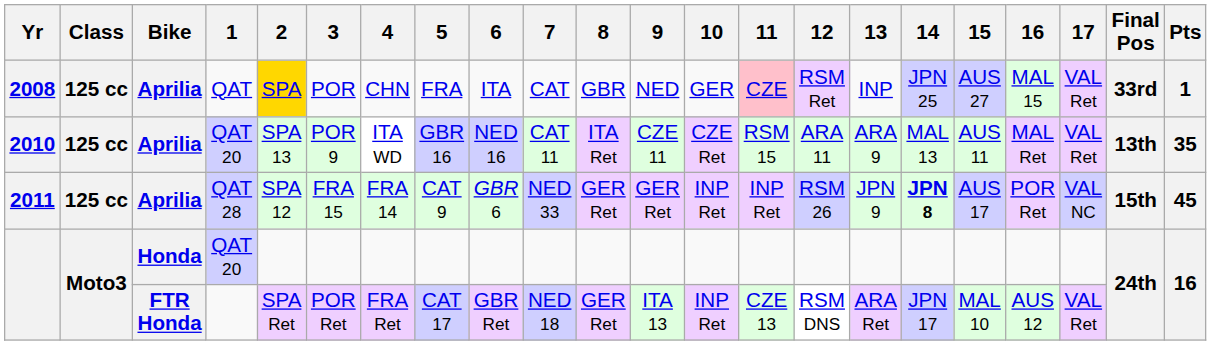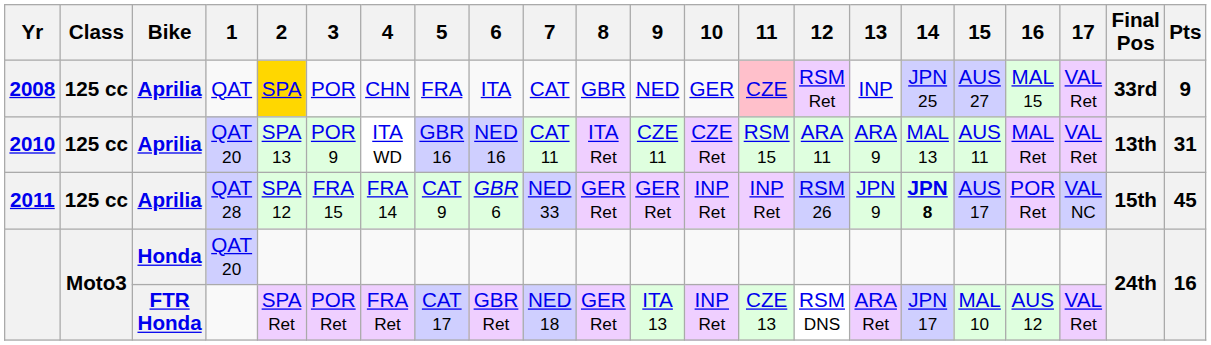(1185, 88) 1 -> (1185, 88) 9
(1185, 144) 35 -> (1185, 144) 31
